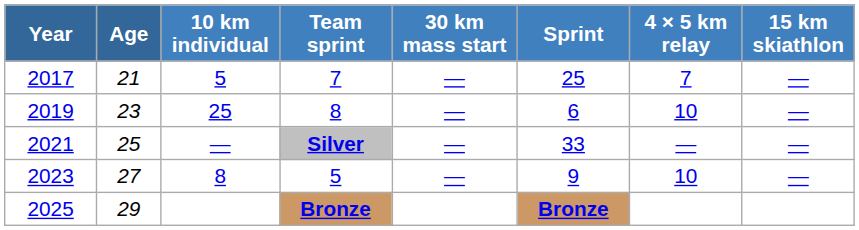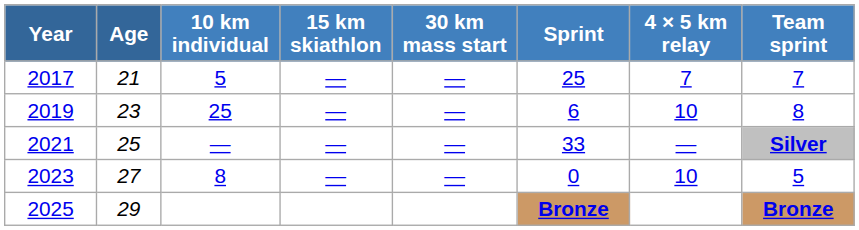columns swapped: (798, 33) <-> (336, 33)
(573, 177) 9 -> (574, 177) 0
